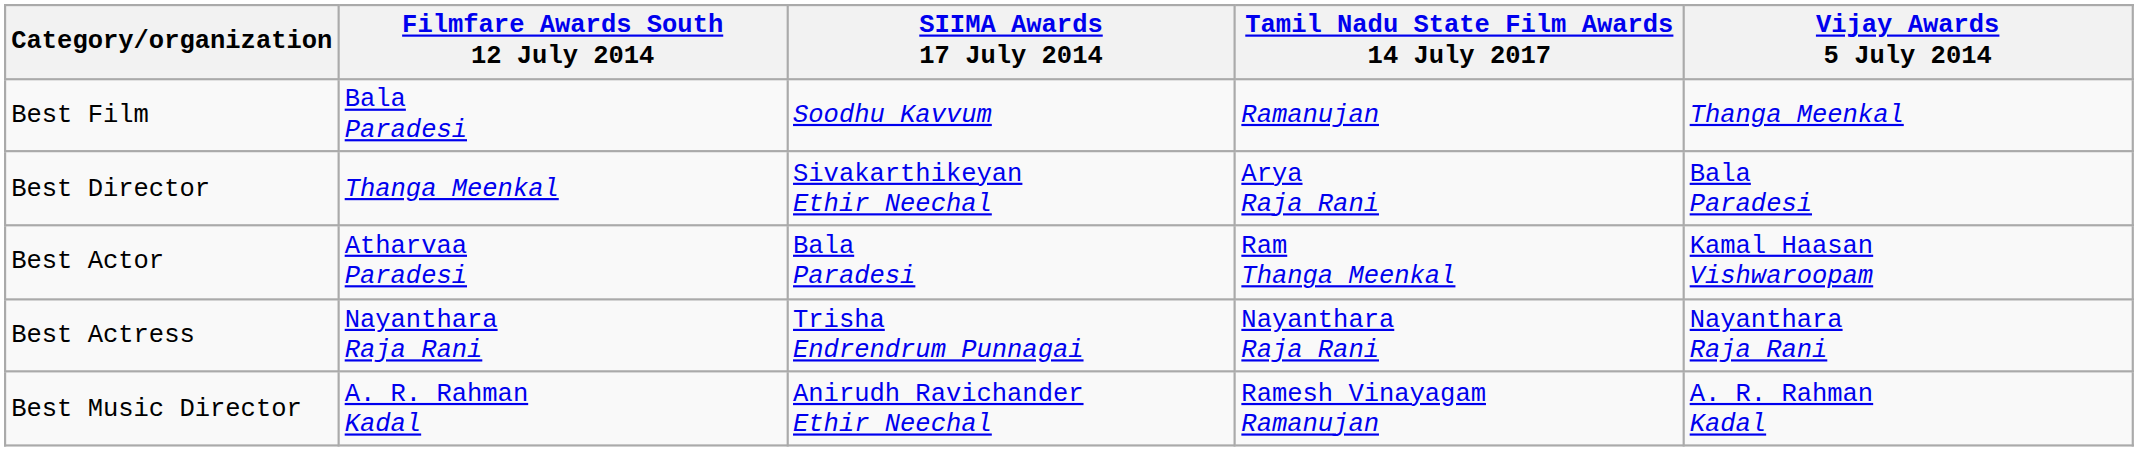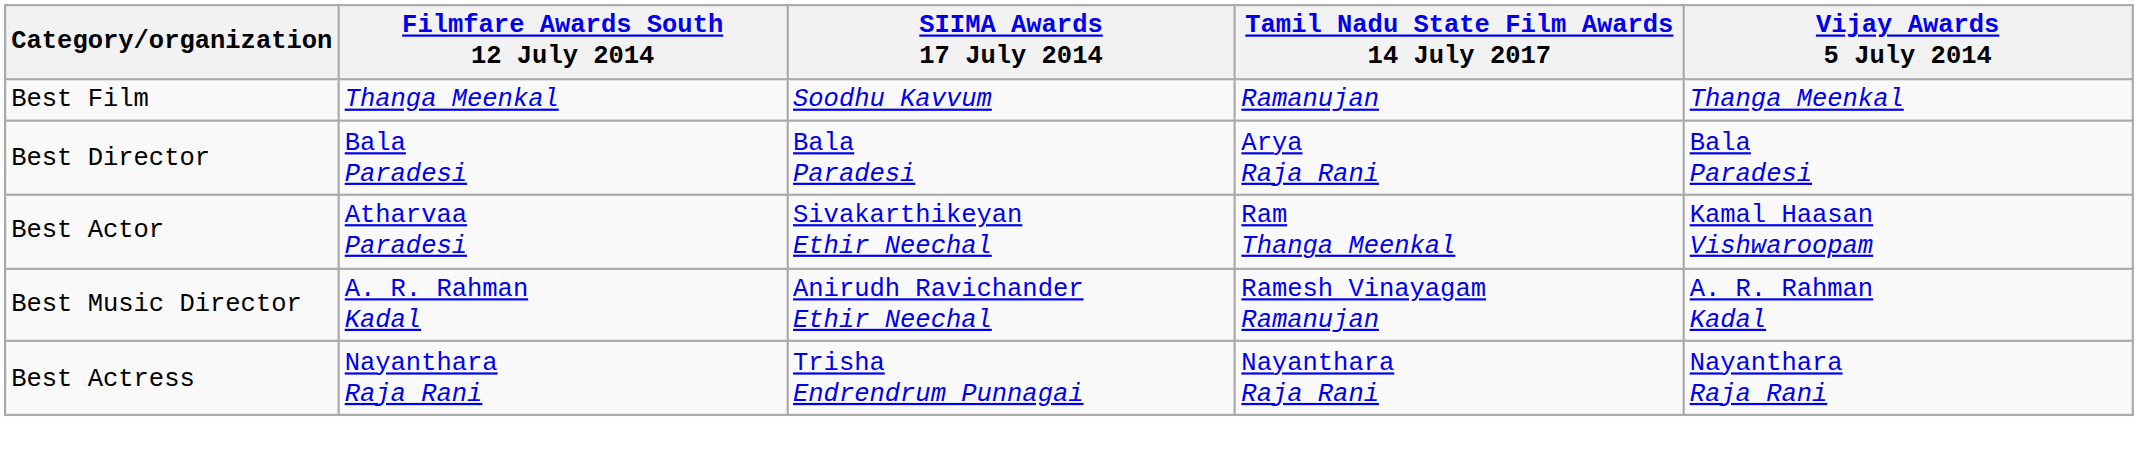(406, 115) Bala Paradesi -> (452, 100) Thanga Meenkal
(452, 188) Thanga Meenkal -> (406, 158) Bala Paradesi
(908, 188) Sivakarthikeyan Ethir Neechal -> (854, 158) Bala Paradesi
(854, 262) Bala Paradesi -> (908, 231) Sivakarthikeyan Ethir Neechal
rows swapped: (103, 335) <-> (157, 408)
